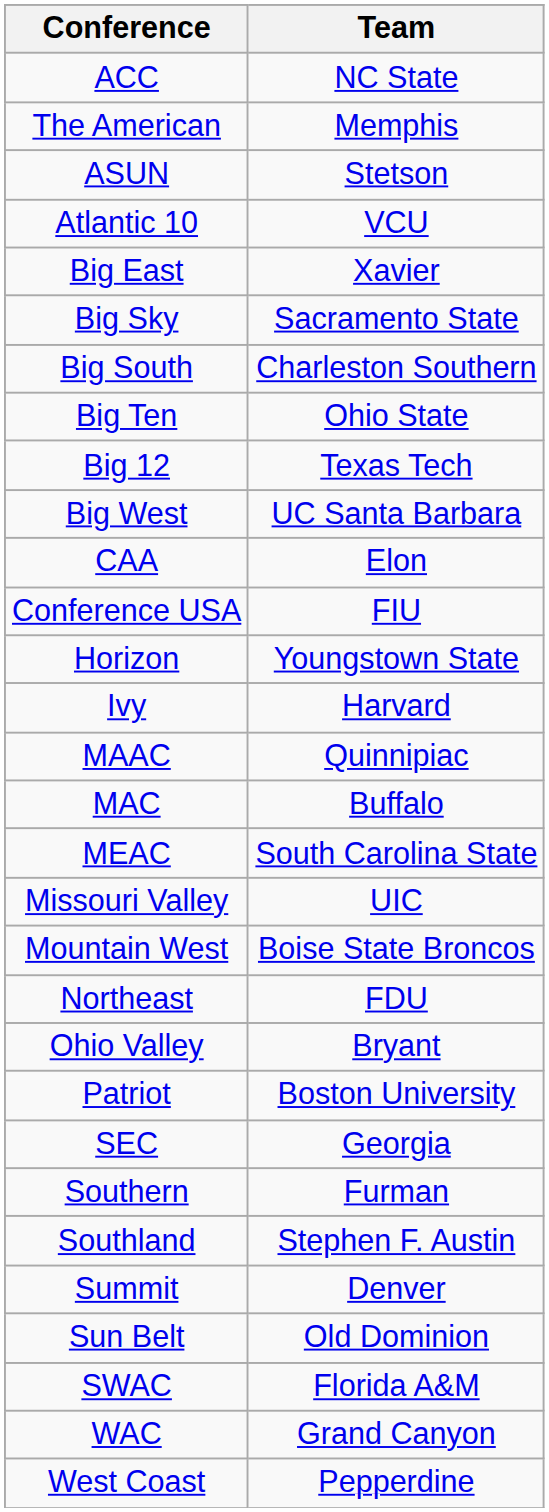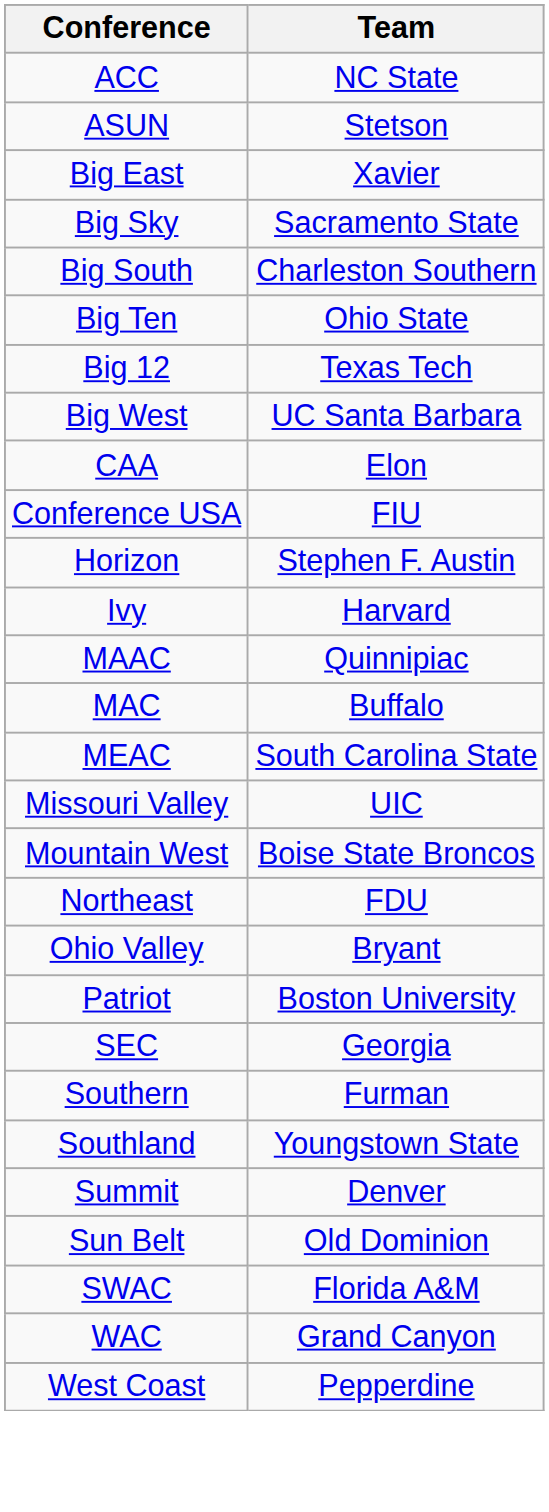- row: (127, 125)
- row: (127, 222)
(396, 658) Youngstown State -> (396, 561) Stephen F. Austin
(396, 1240) Stephen F. Austin -> (396, 1143) Youngstown State
